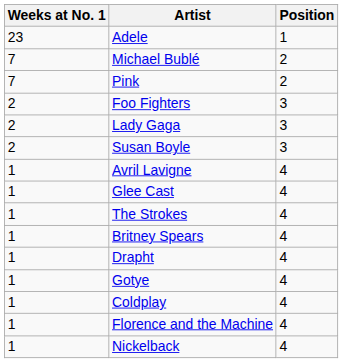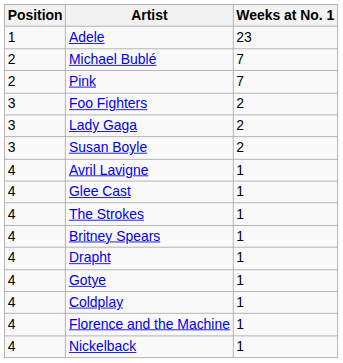columns swapped: (307, 15) <-> (57, 15)
